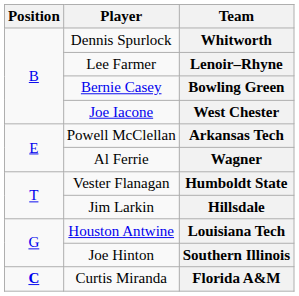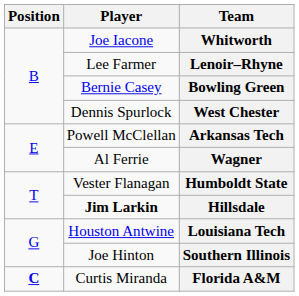(121, 40) Dennis Spurlock -> (121, 40) Joe Iacone
(121, 111) Joe Iacone -> (121, 111) Dennis Spurlock
(121, 207) normal -> (121, 207) bold
